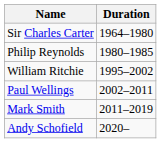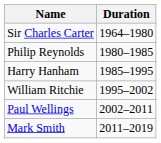+ row: (43, 71)
- row: (45, 128)
